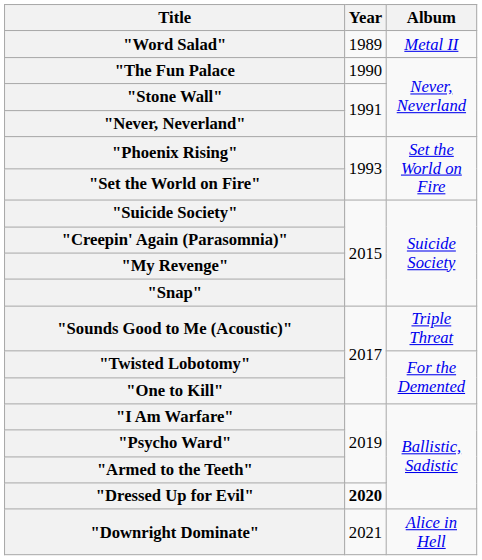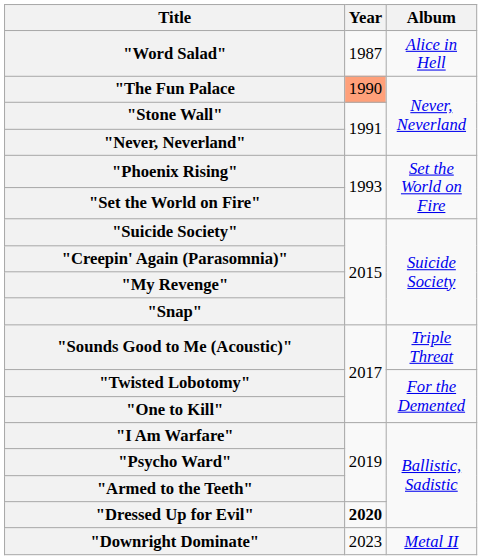(365, 44) 1989 -> (365, 53) 1987
(431, 44) Metal II -> (431, 53) Alice in Hell
(365, 70) no background -> (365, 89) lightsalmon background
(365, 531) 2021 -> (365, 541) 2023
(431, 531) Alice in Hell -> (431, 541) Metal II
